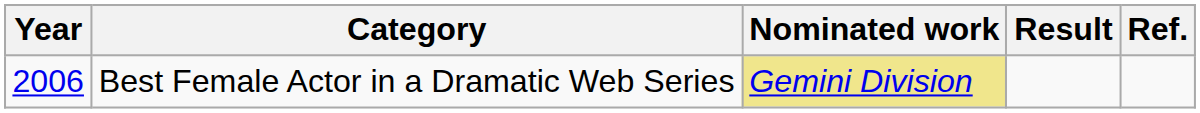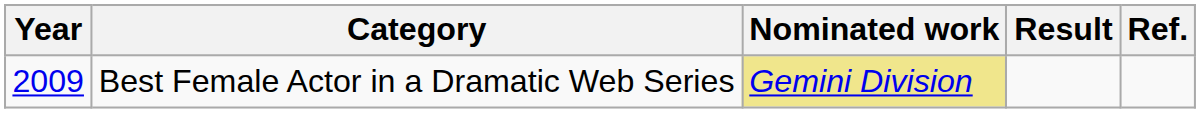(48, 81) 2006 -> (48, 81) 2009
